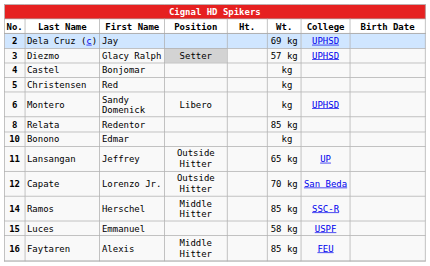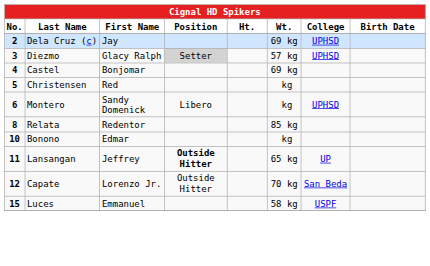(284, 70) kg -> (284, 70) 69 kg
(196, 159) normal -> (196, 159) bold
- row: (40, 209)
- row: (49, 248)
